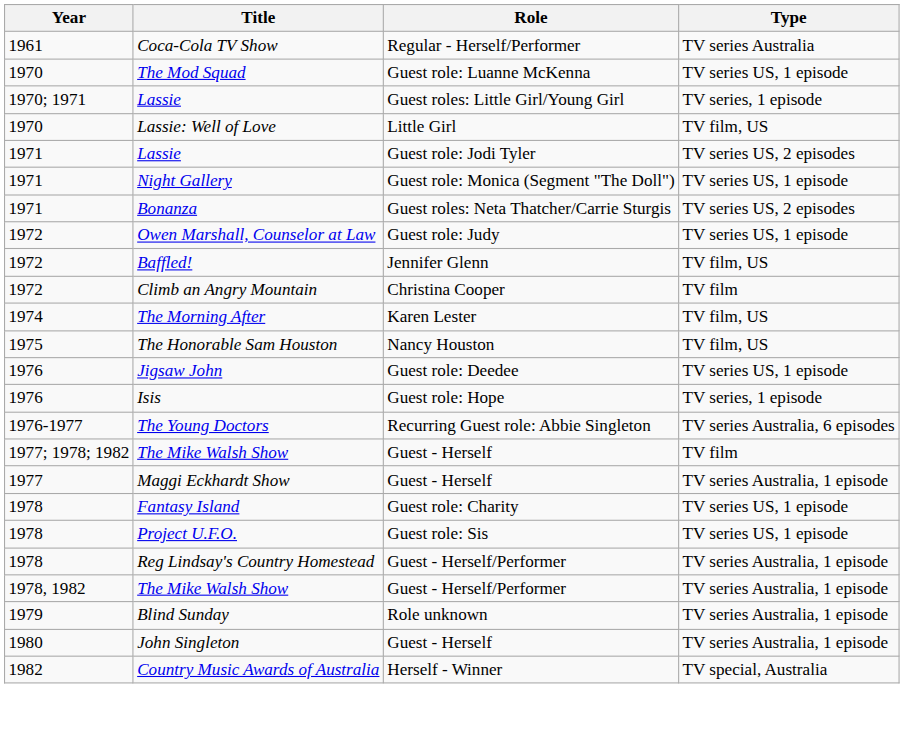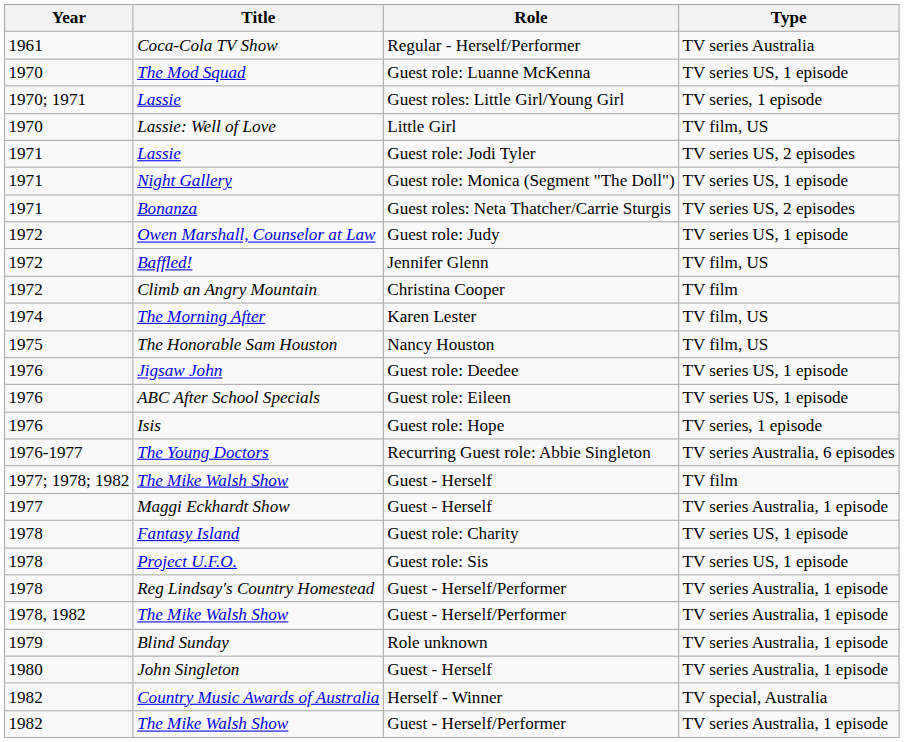+ row: (26, 398)
+ row: (26, 724)
